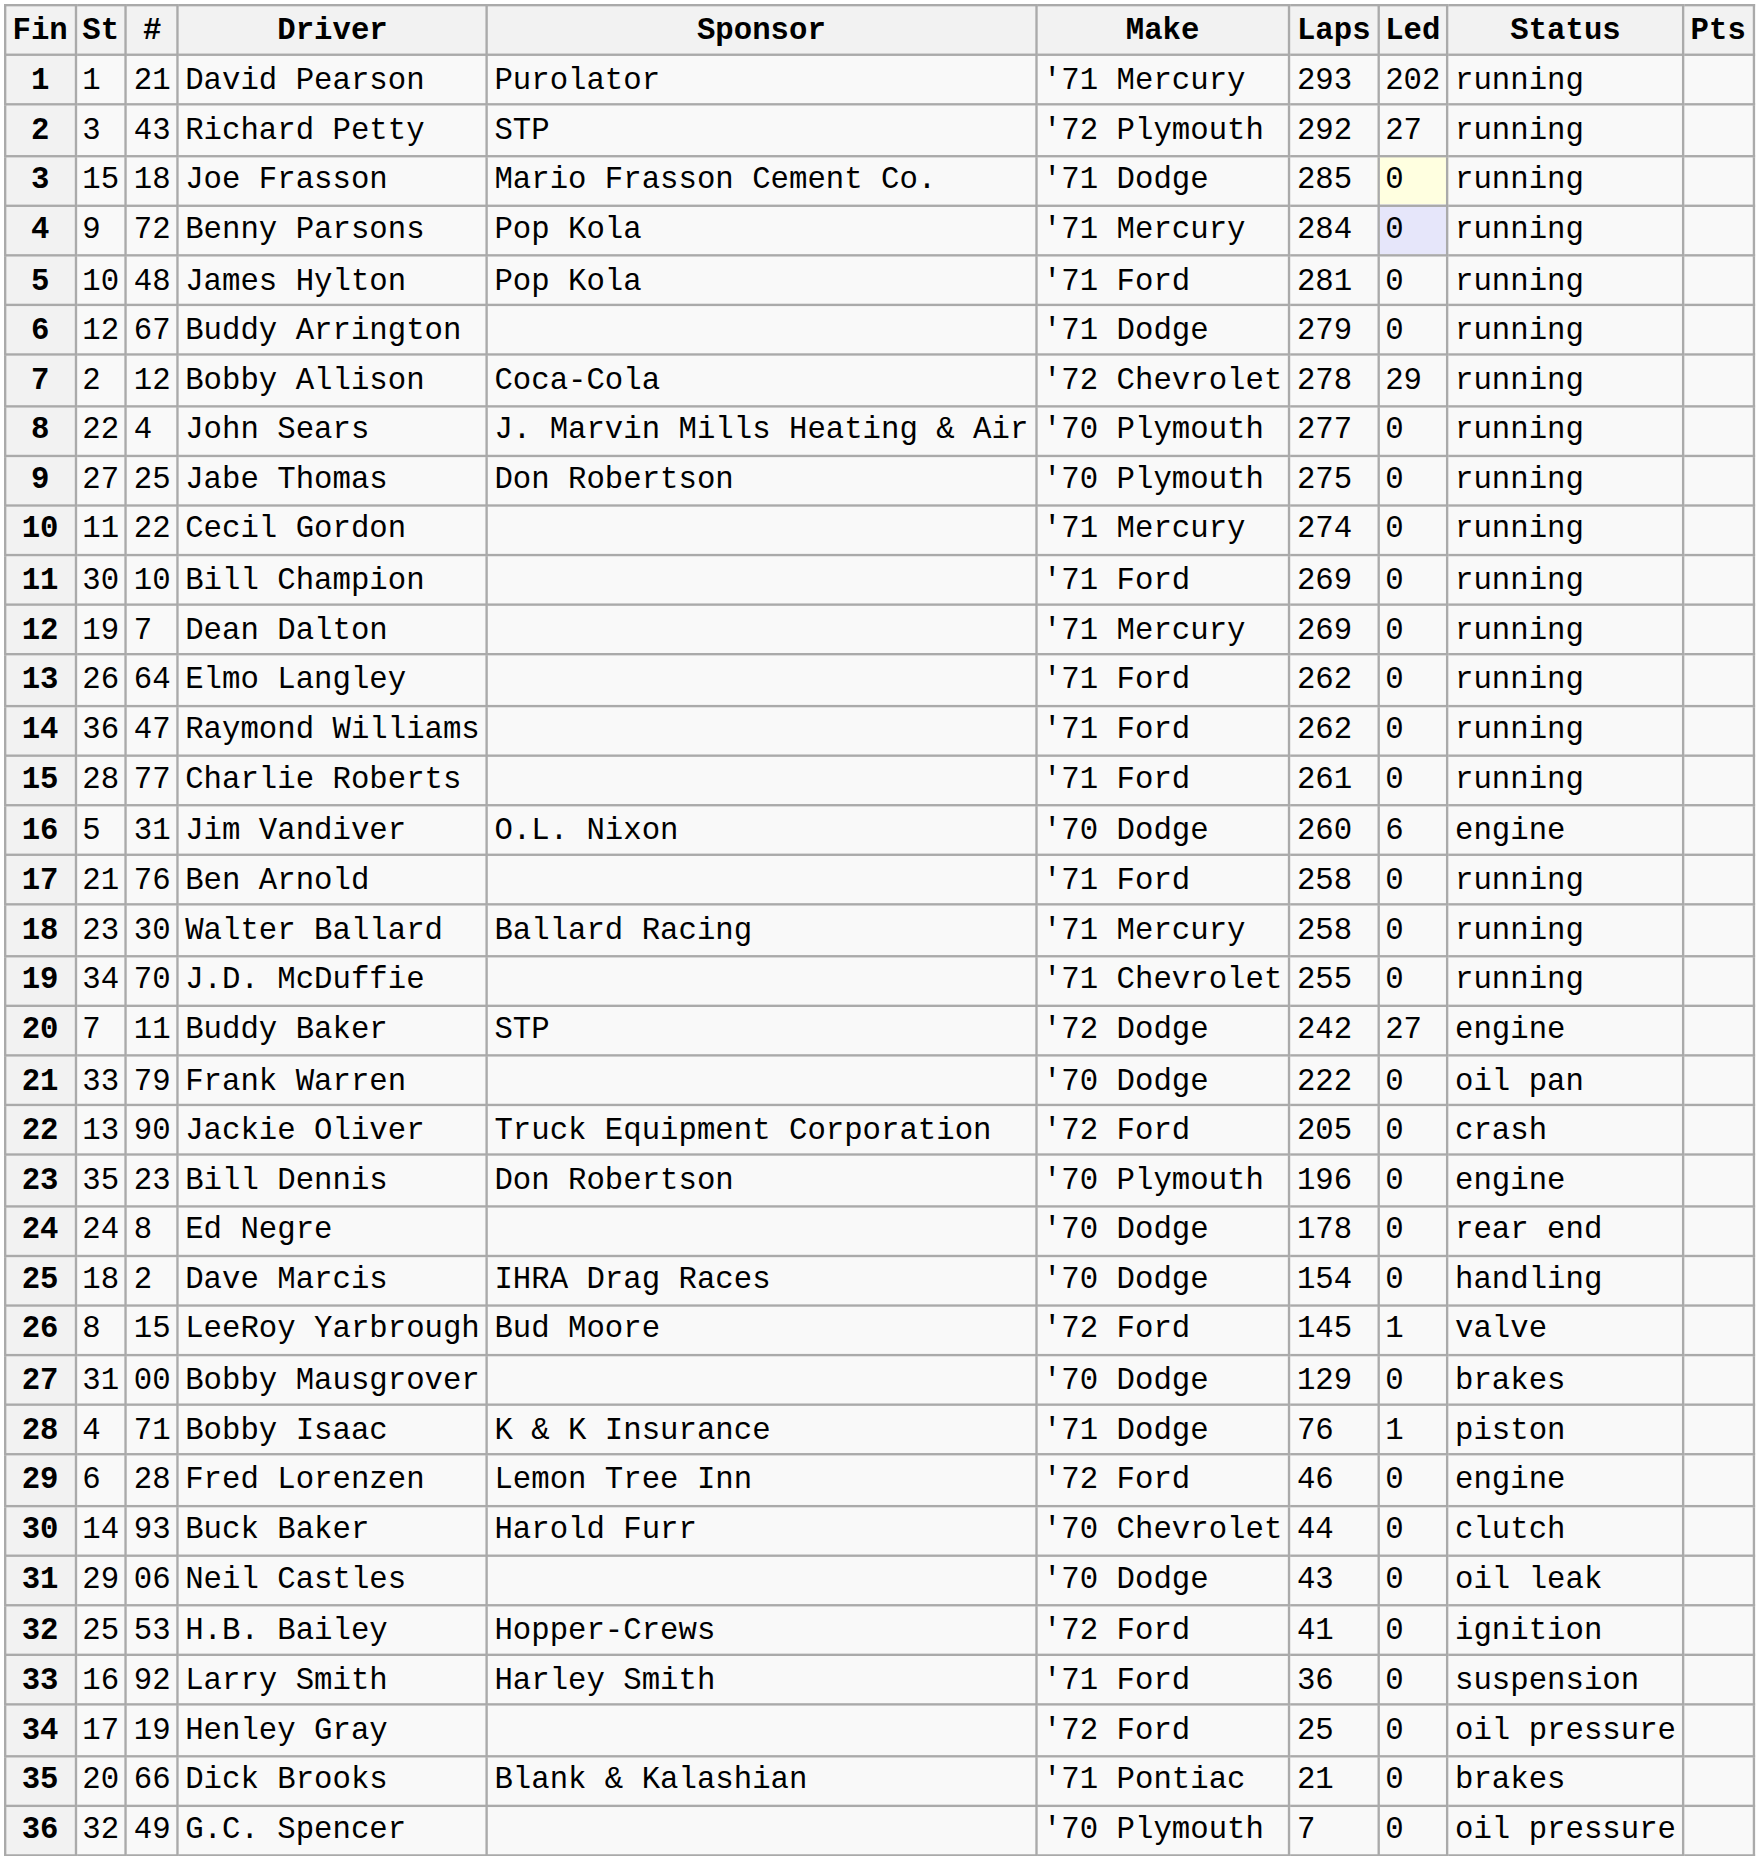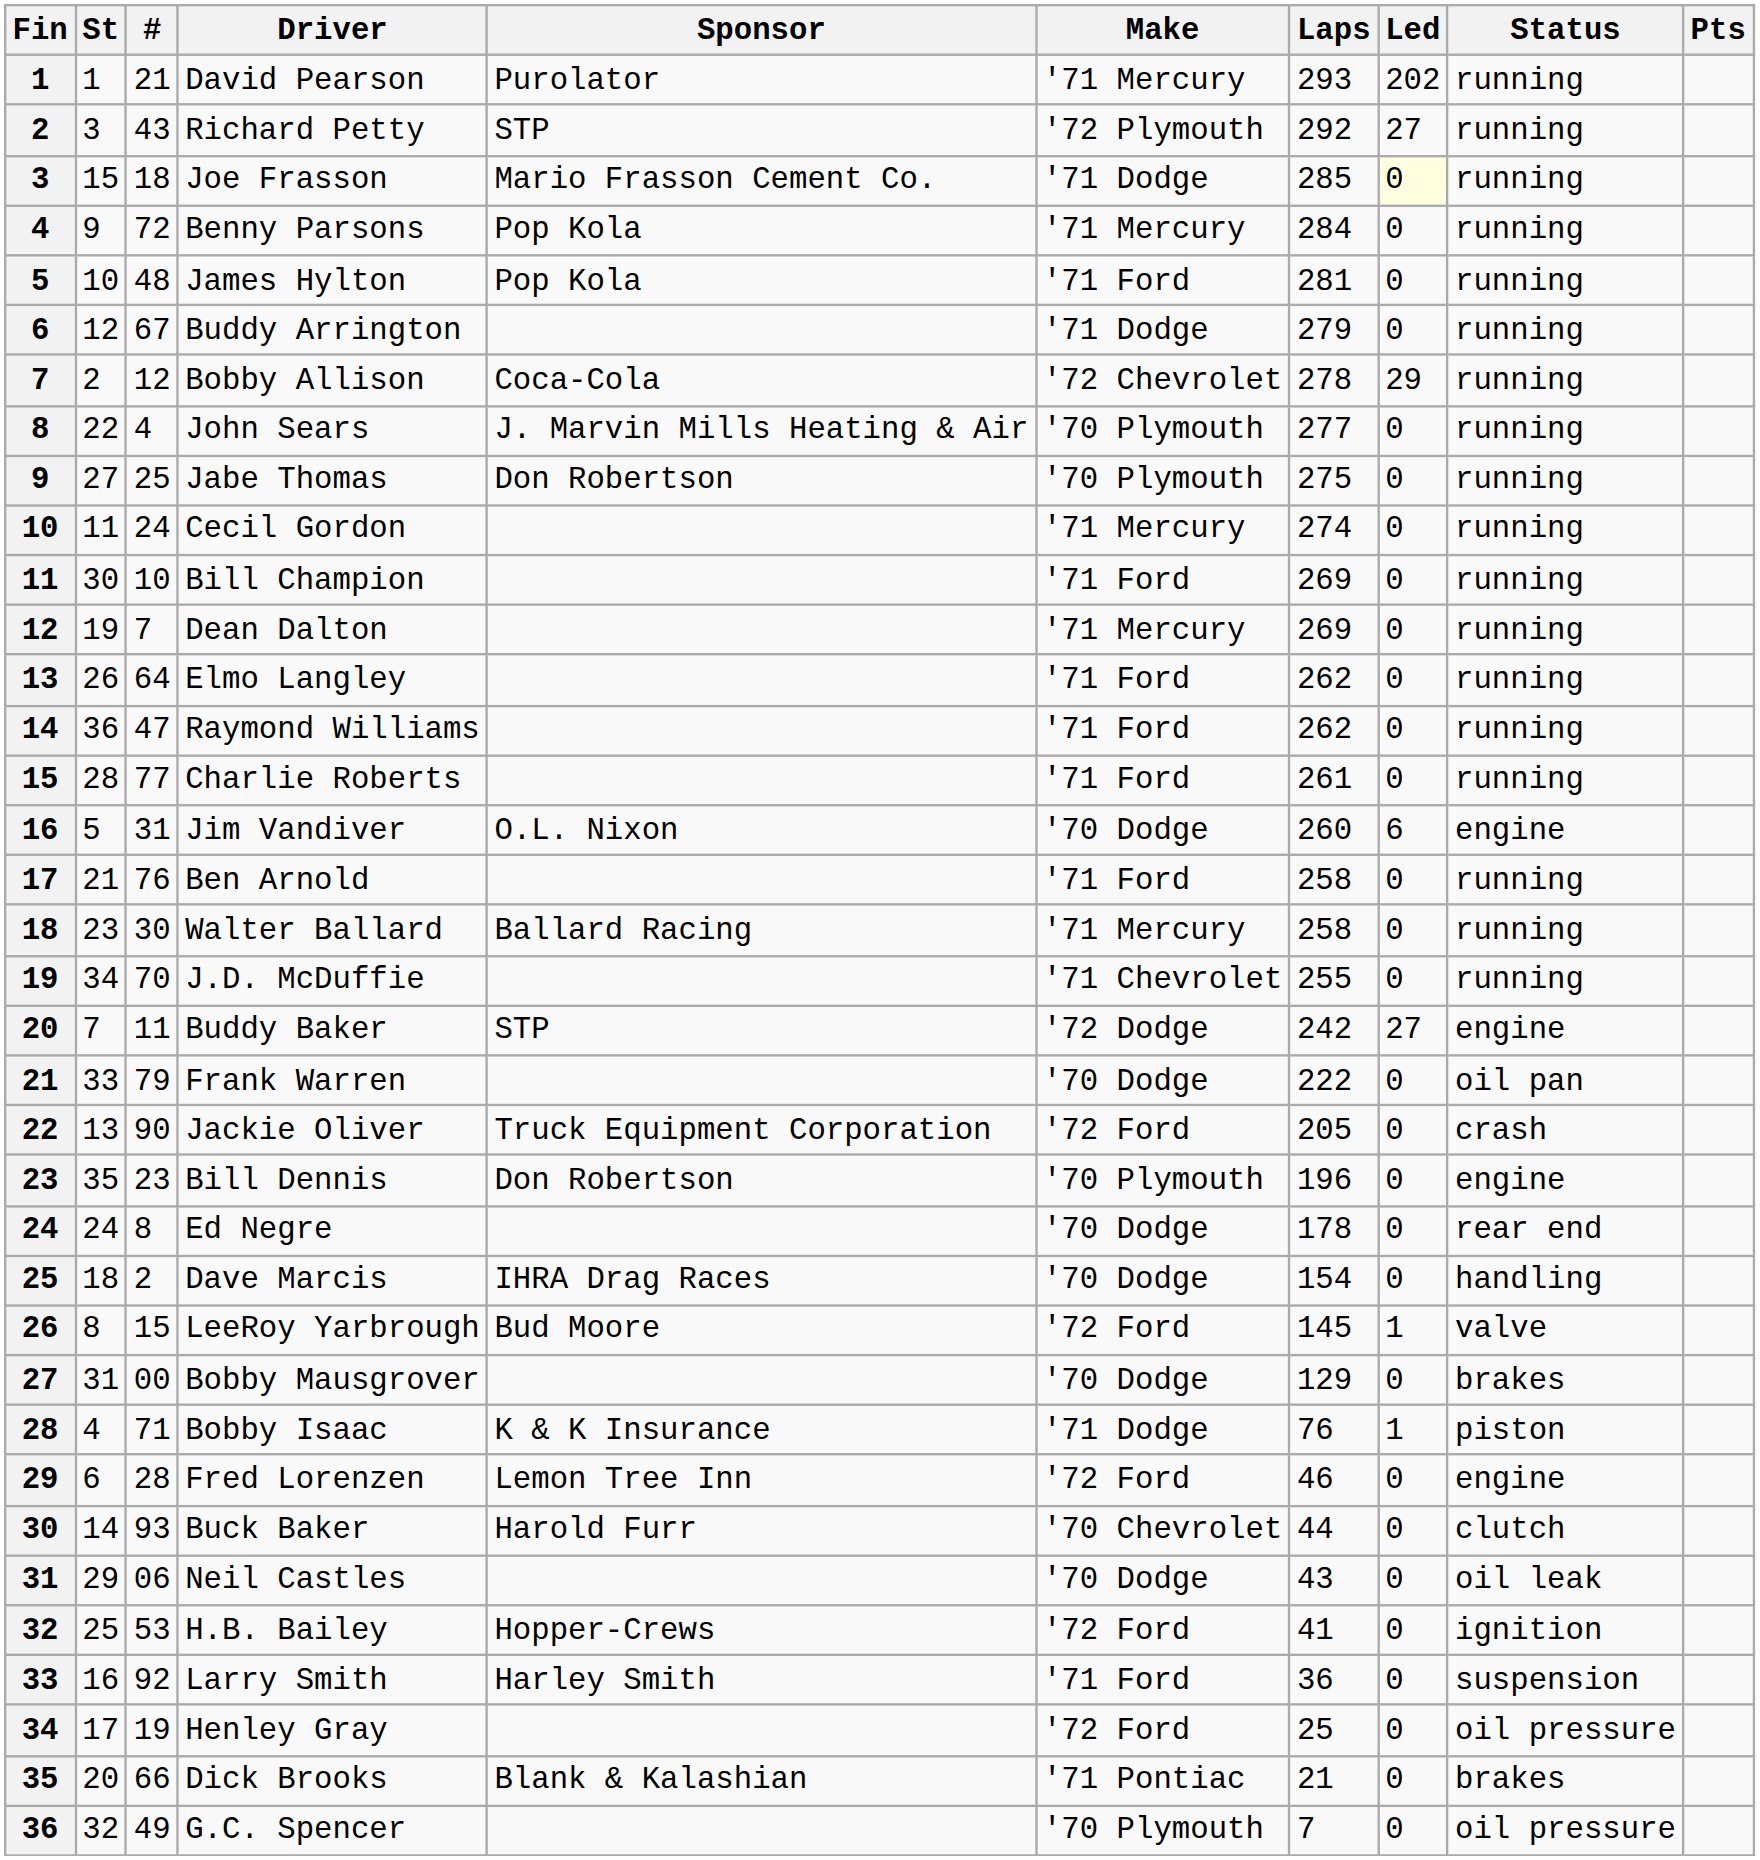(1394, 230) lavender background -> (1394, 230) no background
(152, 530) 22 -> (152, 530) 24
